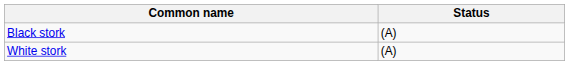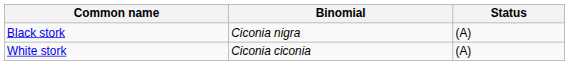+ column: (341, 13)
